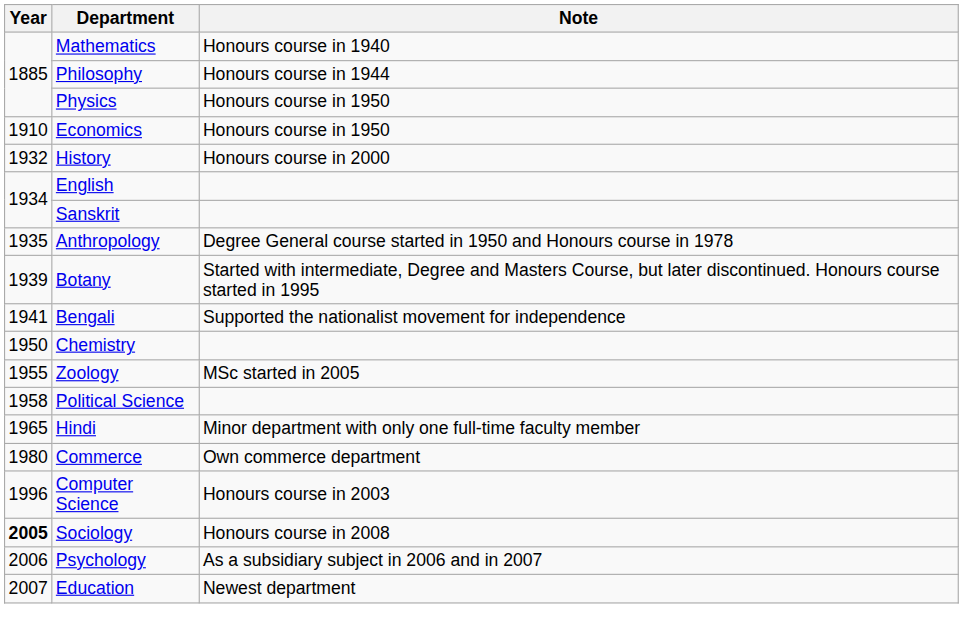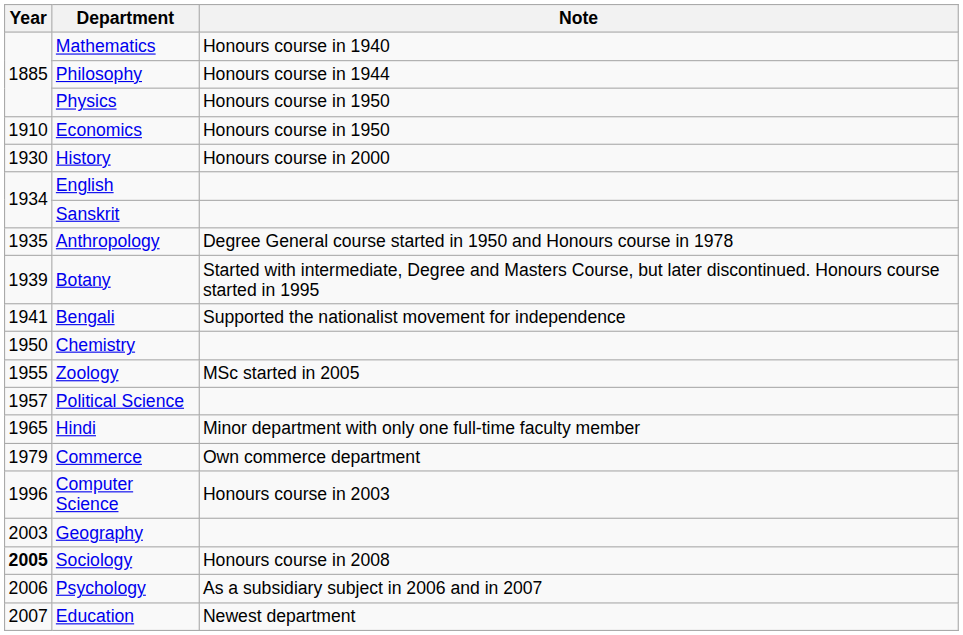(28, 158) 1932 -> (28, 158) 1930
(28, 401) 1958 -> (28, 401) 1957
(28, 456) 1980 -> (28, 456) 1979
+ row: (99, 532)
